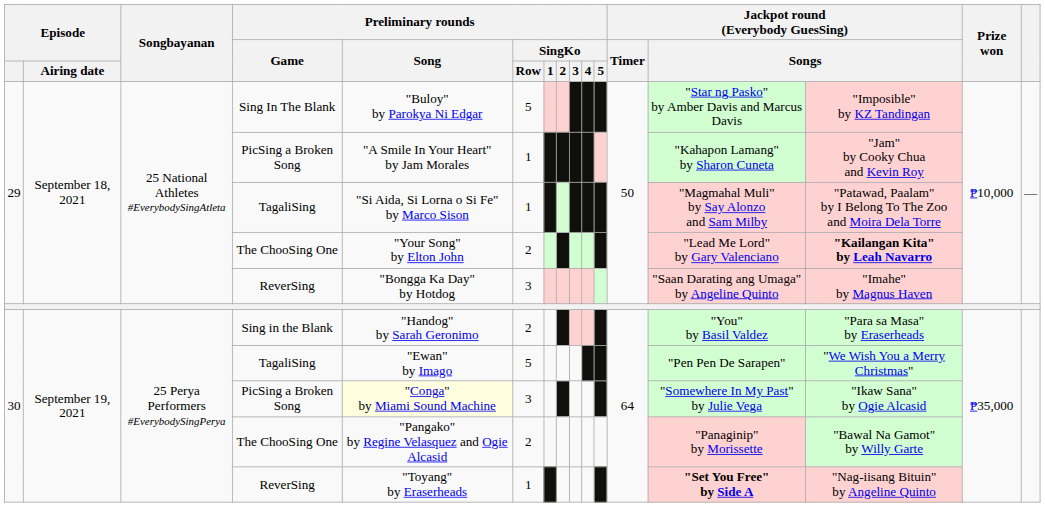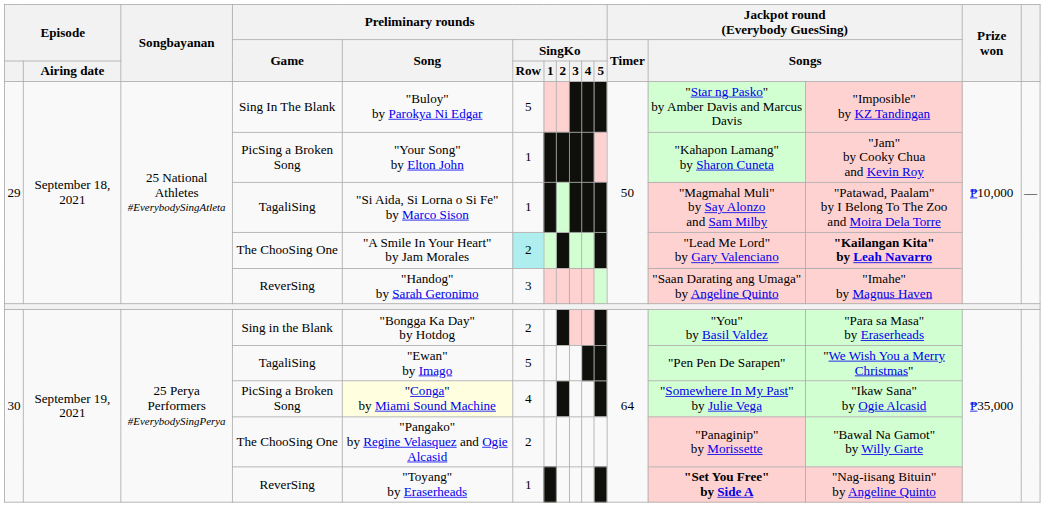(427, 157) "A Smile In Your Heart" by Jam Morales -> (427, 157) "Your Song" by Elton John
(427, 250) "Your Song" by Elton John -> (427, 250) "A Smile In Your Heart" by Jam Morales
(528, 250) no background -> (528, 250) paleturquoise background
(427, 286) "Bongga Ka Day" by Hotdog -> (427, 286) "Handog" by Sarah Geronimo
(427, 327) "Handog" by Sarah Geronimo -> (427, 327) "Bongga Ka Day" by Hotdog
(528, 398) 3 -> (528, 398) 4
